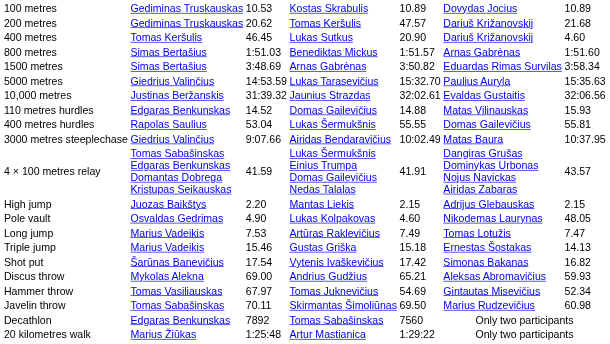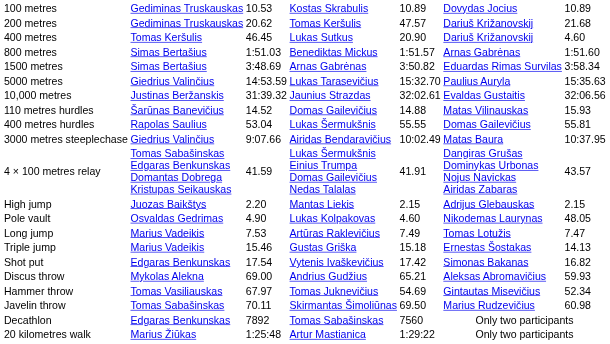(180, 110) Edgaras Benkunskas -> (177, 110) Šarūnas Banevičius
(177, 262) Šarūnas Banevičius -> (180, 262) Edgaras Benkunskas
